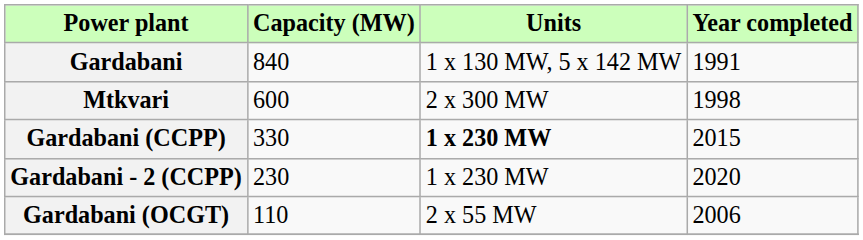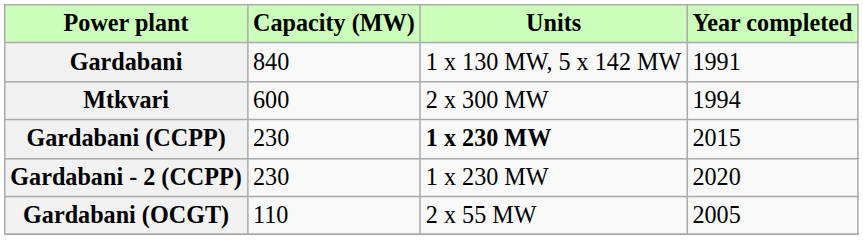(717, 100) 1998 -> (717, 100) 1994
(271, 138) 330 -> (271, 138) 230
(717, 215) 2006 -> (717, 215) 2005
